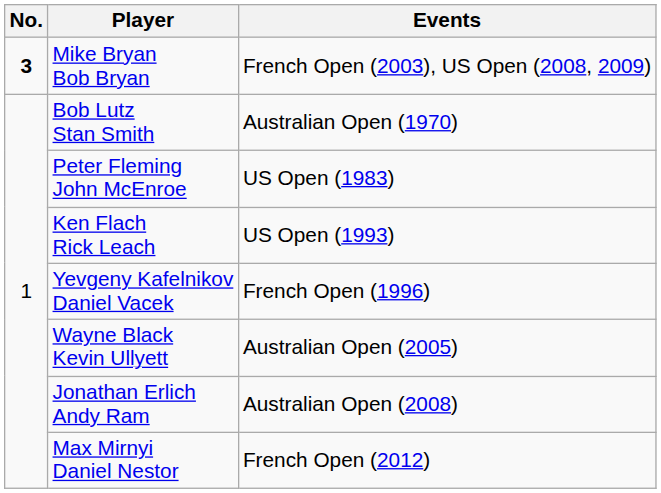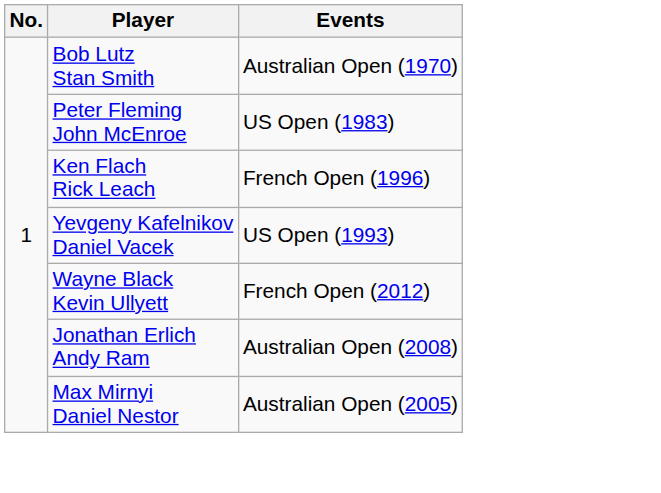- row: (105, 65)
(319, 234) US Open (1993) -> (337, 178) French Open (1996)
(337, 291) French Open (1996) -> (319, 234) US Open (1993)
(350, 347) Australian Open (2005) -> (337, 291) French Open (2012)
(337, 460) French Open (2012) -> (350, 404) Australian Open (2005)
